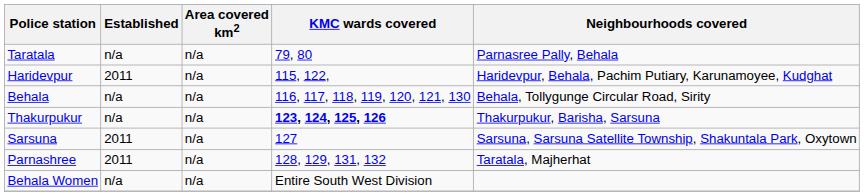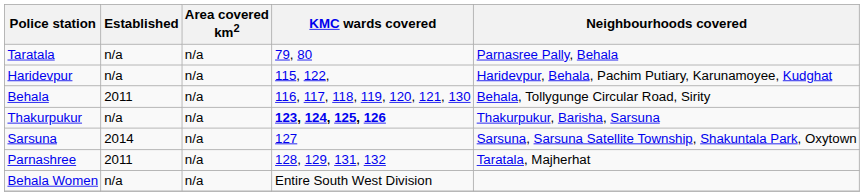(118, 75) 2011 -> (113, 75) n/a
(113, 96) n/a -> (118, 96) 2011
(118, 138) 2011 -> (119, 138) 2014
